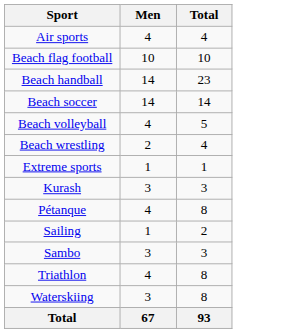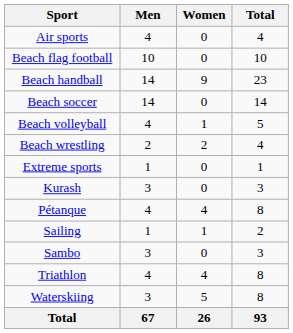+ column: (204, 15)
